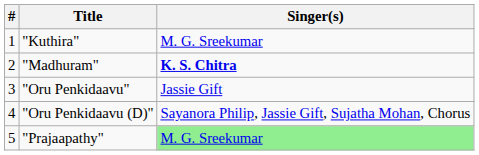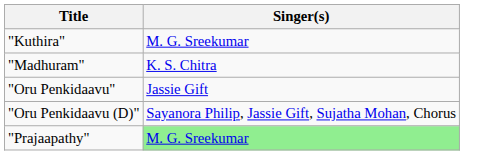- column: (12, 16)
(199, 65) bold -> (181, 65) normal
